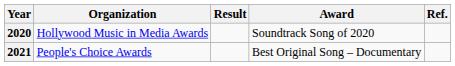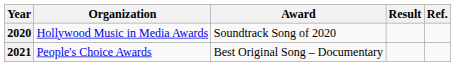columns swapped: (337, 14) <-> (230, 14)
